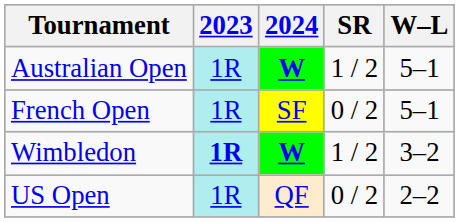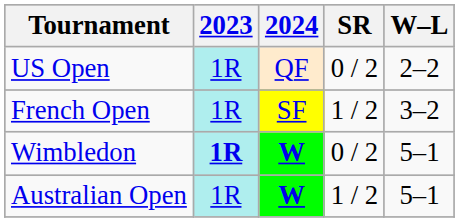rows swapped: (99, 68) <-> (60, 195)
(354, 110) 0 / 2 -> (354, 110) 1 / 2
(419, 110) 5–1 -> (419, 110) 3–2
(354, 152) 1 / 2 -> (354, 152) 0 / 2
(419, 152) 3–2 -> (419, 152) 5–1
